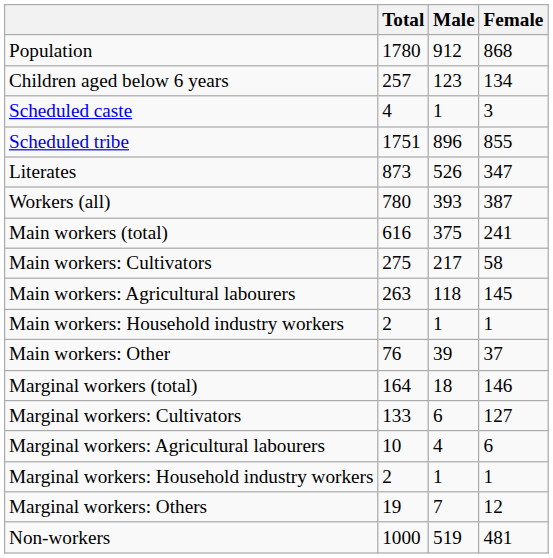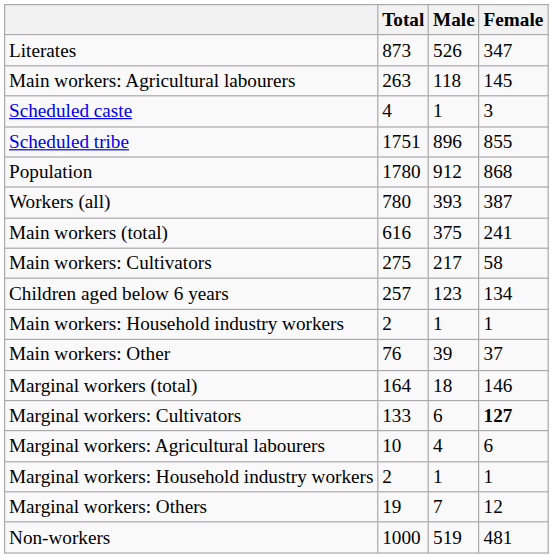rows swapped: (51, 50) <-> (43, 171)
rows swapped: (119, 80) <-> (152, 293)
(498, 415) normal -> (498, 415) bold
